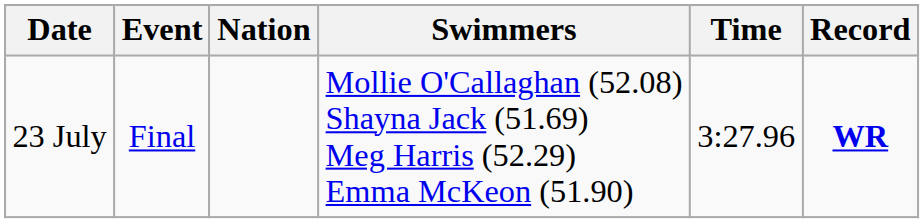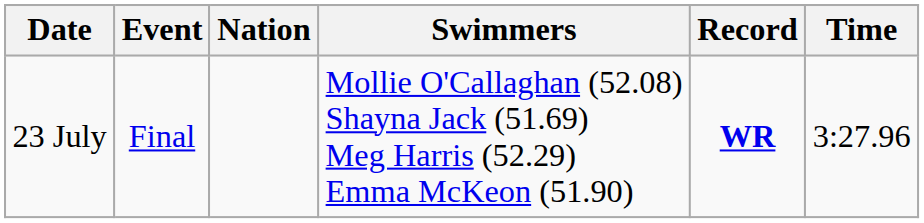columns swapped: (746, 30) <-> (860, 30)
